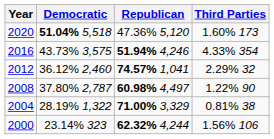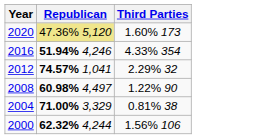- column: (75, 14)
(153, 32) no background -> (75, 32) khaki background
